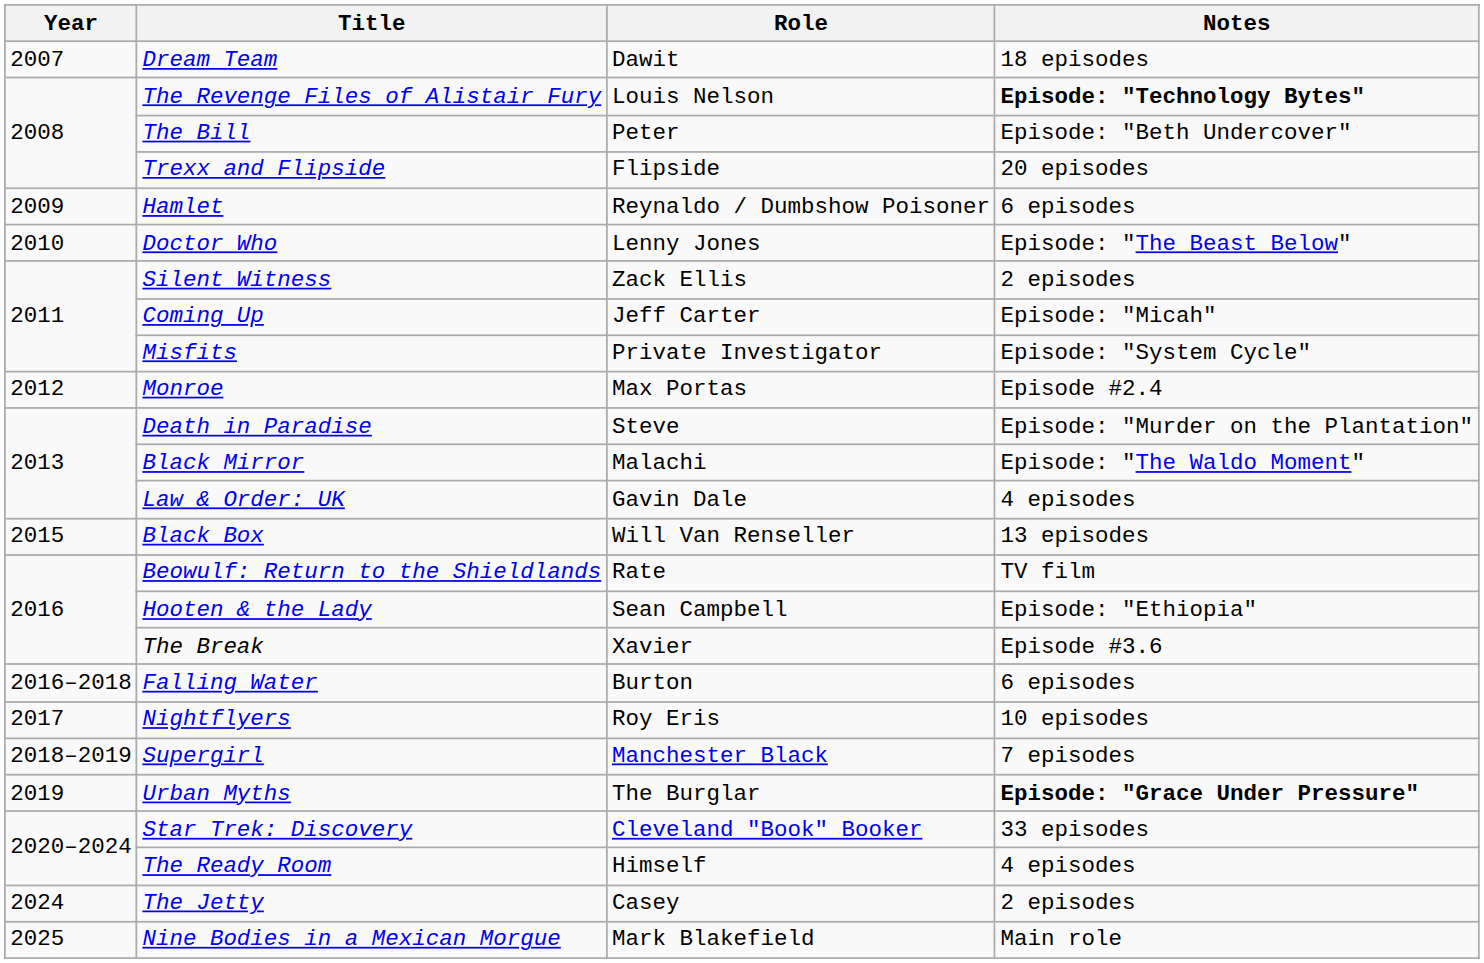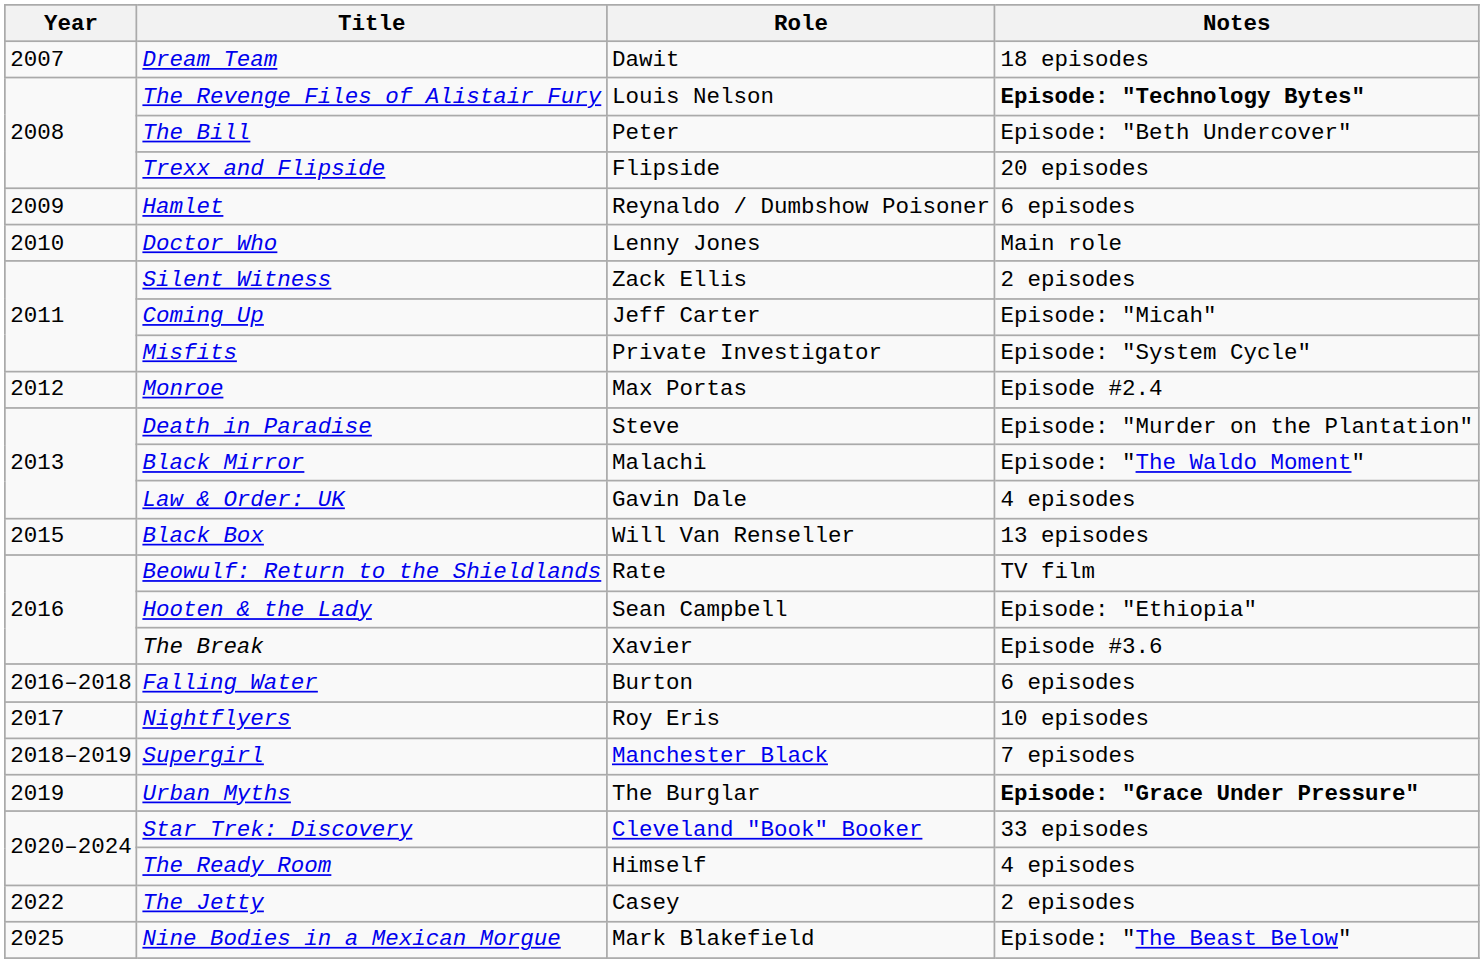(1176, 243) Episode: "The Beast Below" -> (1061, 243) Main role
(37, 903) 2024 -> (37, 903) 2022
(1061, 940) Main role -> (1176, 940) Episode: "The Beast Below"
